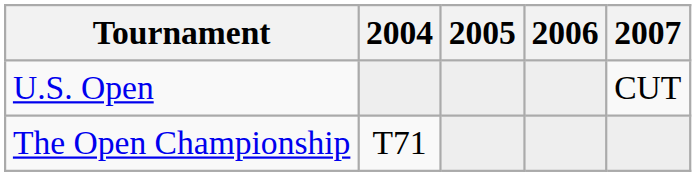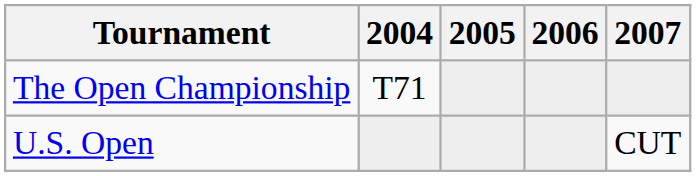rows swapped: (83, 87) <-> (182, 143)
